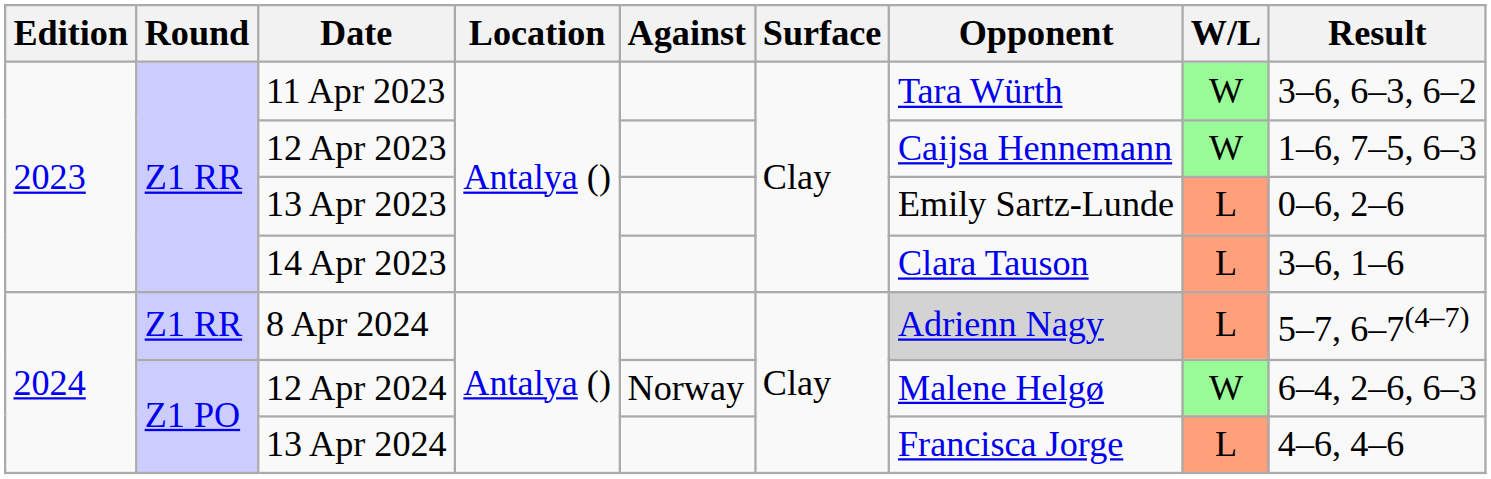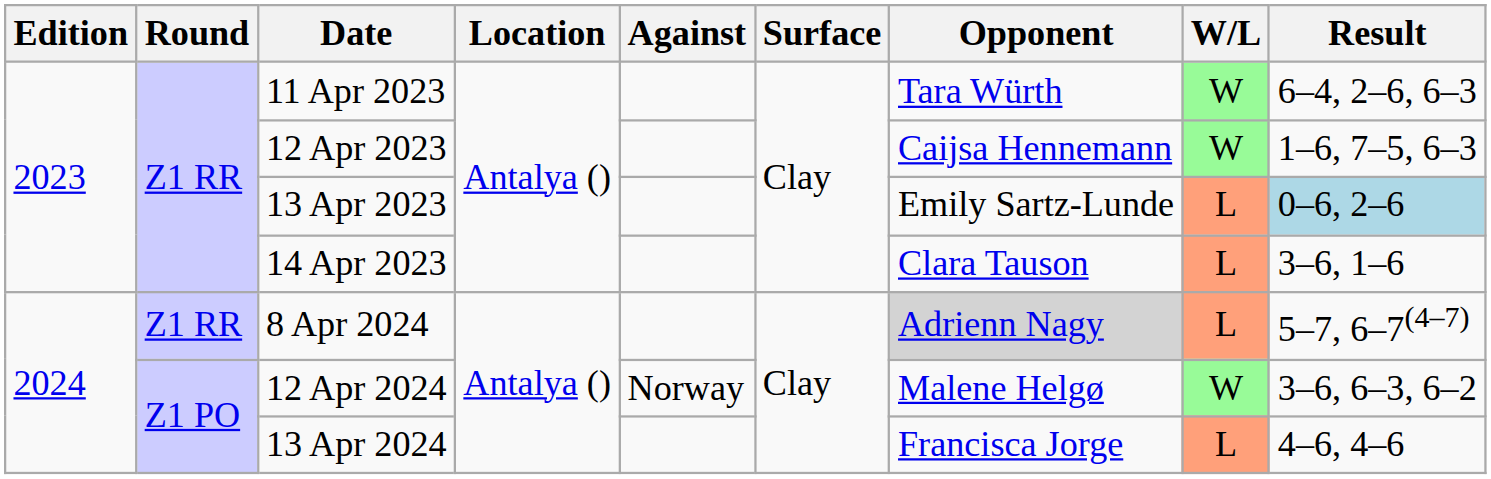(1377, 90) 3–6, 6–3, 6–2 -> (1377, 90) 6–4, 2–6, 6–3
(1341, 205) no background -> (1341, 205) lightblue background
(1377, 387) 6–4, 2–6, 6–3 -> (1377, 387) 3–6, 6–3, 6–2
